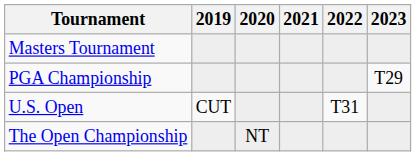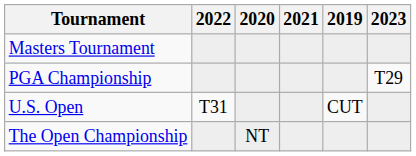columns swapped: (213, 19) <-> (345, 19)
